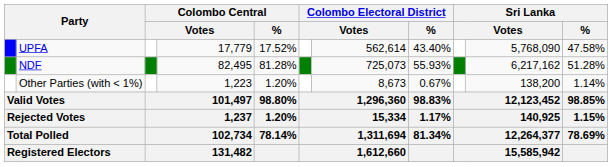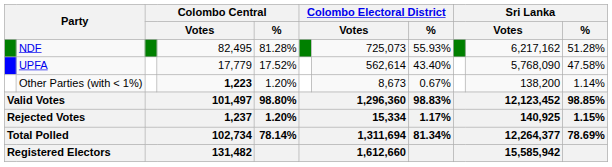rows swapped: (30, 65) <-> (33, 48)
(238, 83) normal -> (238, 83) bold
